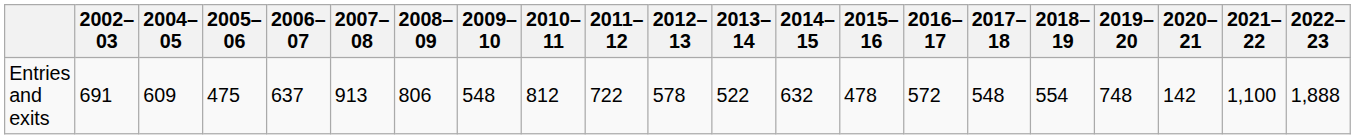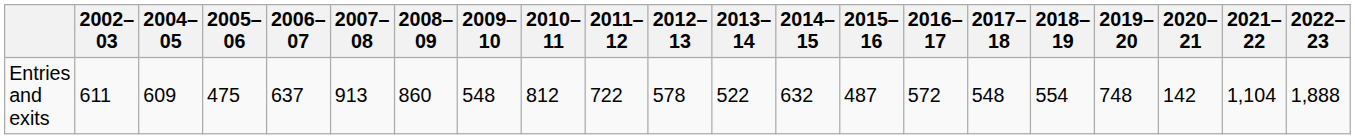(96, 95) 691 -> (95, 95) 611
(415, 95) 806 -> (415, 95) 860
(860, 95) 478 -> (860, 95) 487
(1252, 95) 1,100 -> (1252, 95) 1,104
